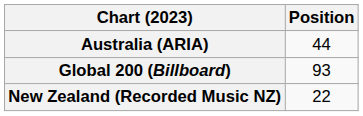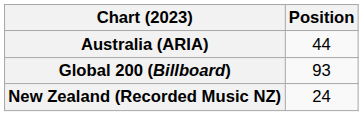(322, 96) 22 -> (322, 96) 24
